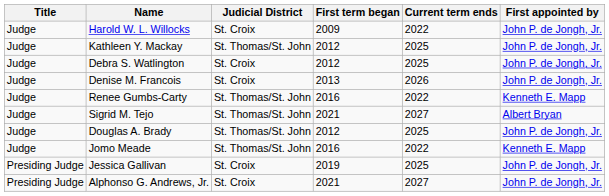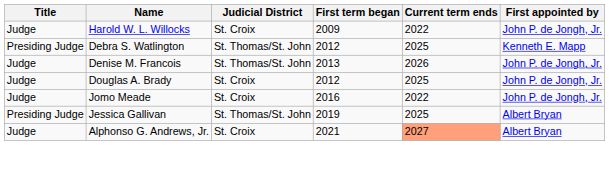- row: (136, 47)
(21, 64) Judge -> (45, 47) Presiding Judge
(234, 64) St. Croix -> (262, 47) St. Thomas/St. John
(552, 64) John P. de Jongh, Jr. -> (544, 47) Kenneth E. Mapp
(234, 81) St. Croix -> (262, 64) St. Thomas/St. John
- row: (138, 98)
- row: (121, 115)
(262, 132) St. Thomas/St. John -> (234, 81) St. Croix
(262, 149) St. Thomas/St. John -> (234, 98) St. Croix
(544, 149) Kenneth E. Mapp -> (552, 98) John P. de Jongh, Jr.
(234, 166) St. Croix -> (262, 115) St. Thomas/St. John
(552, 166) John P. de Jongh, Jr. -> (532, 115) Albert Bryan
(45, 183) Presiding Judge -> (21, 132) Judge
(417, 183) no background -> (417, 132) lightsalmon background
(552, 183) John P. de Jongh, Jr. -> (532, 132) Albert Bryan
